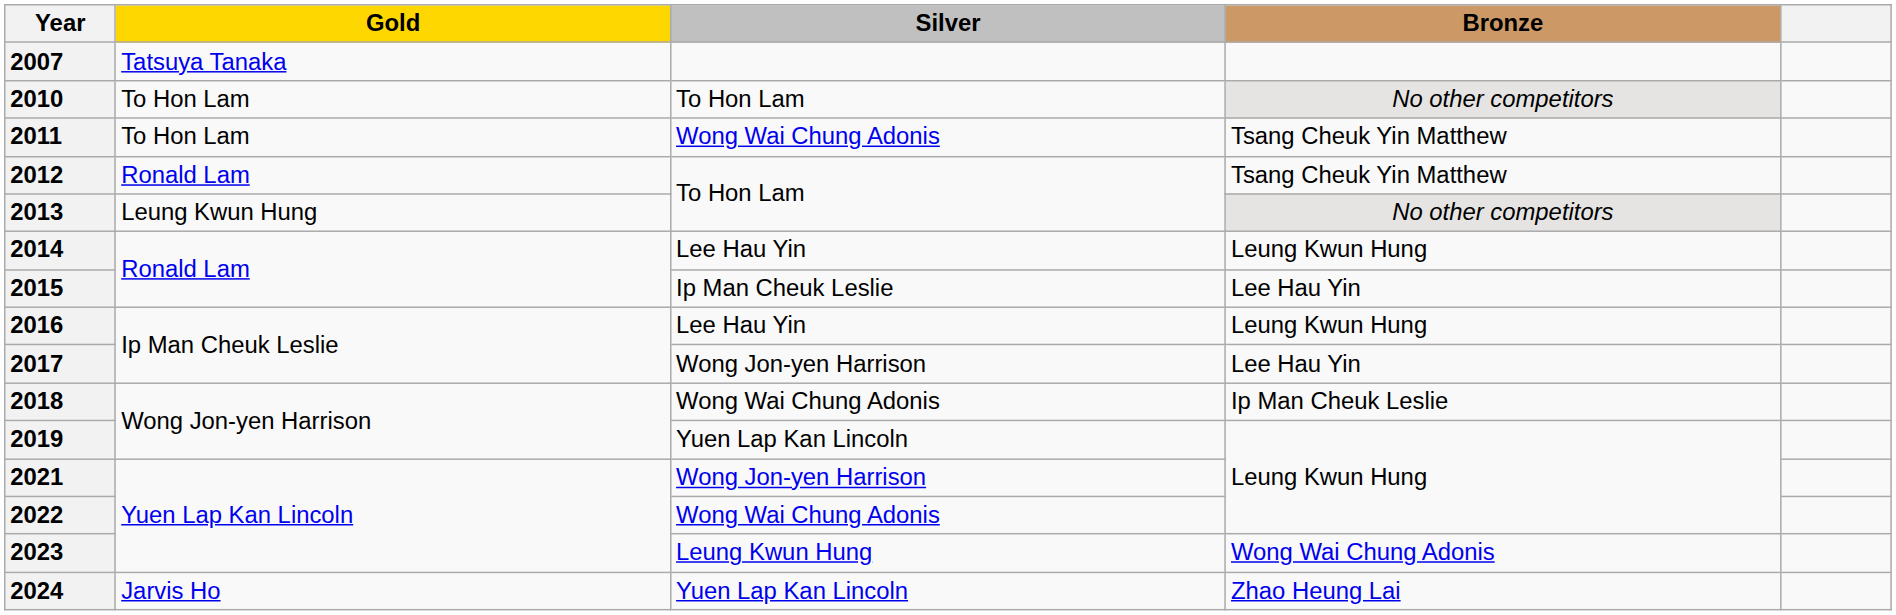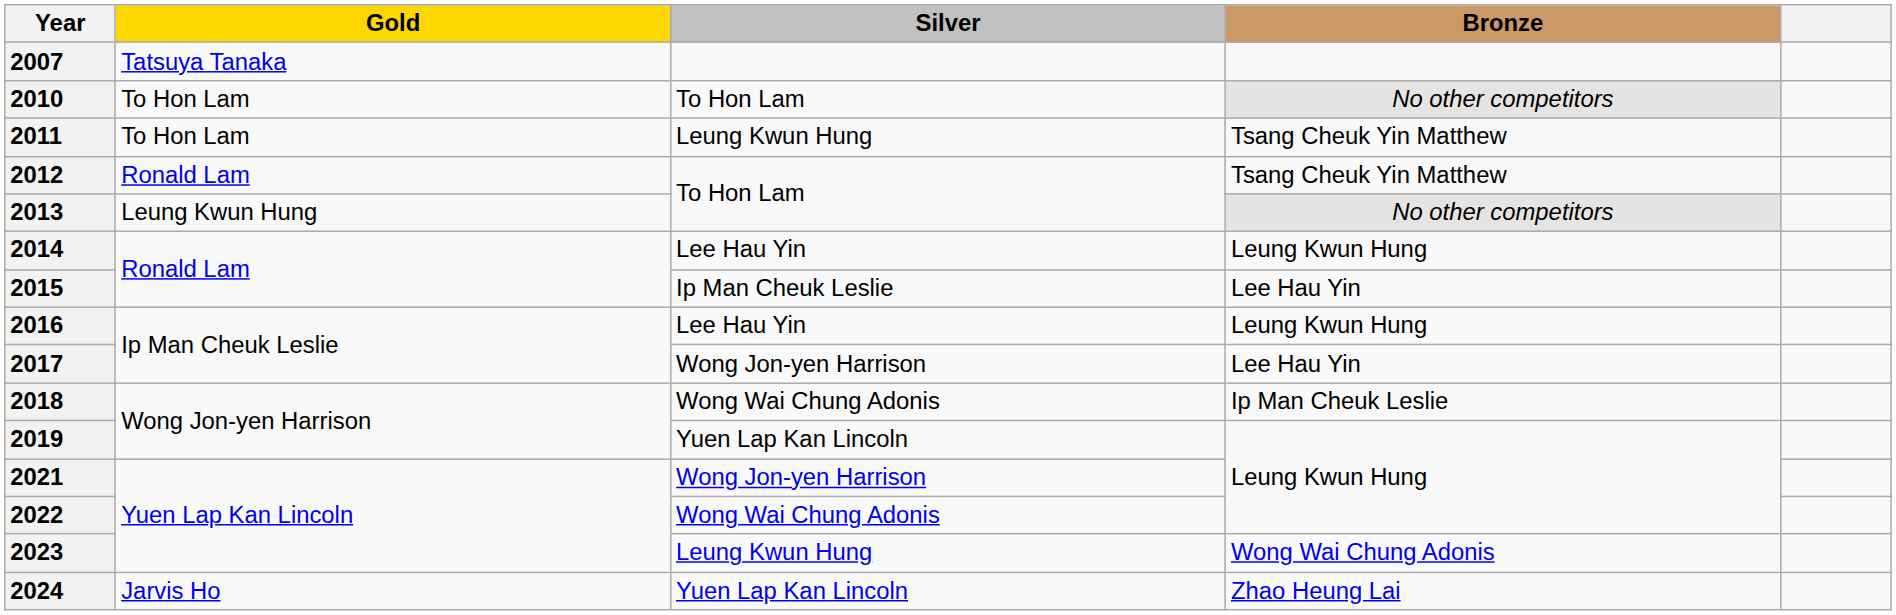(808, 136) Wong Wai Chung Adonis -> (774, 136) Leung Kwun Hung
